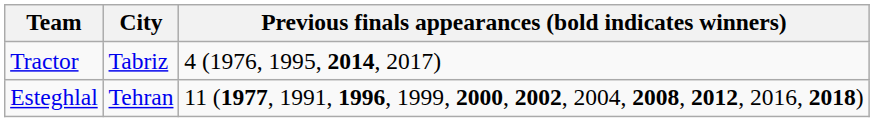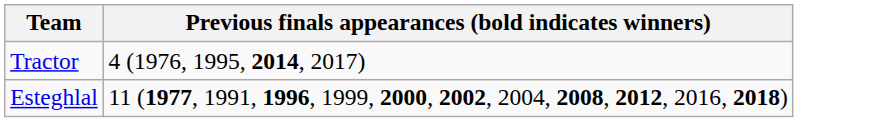- column: (141, 23)
